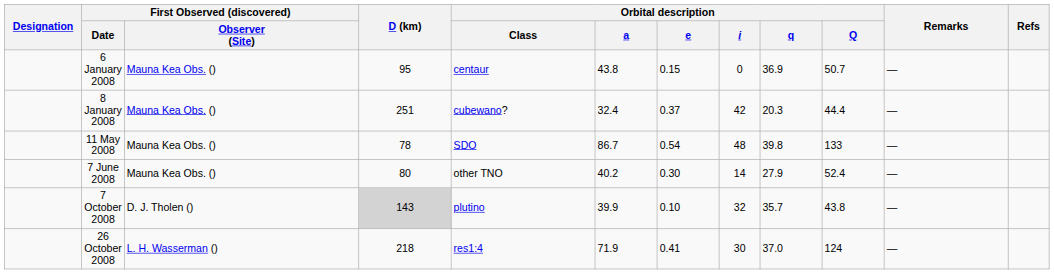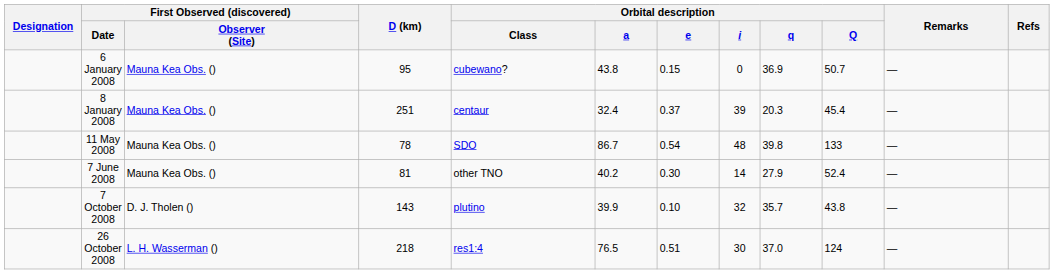(471, 70) centaur -> (481, 70) cubewano?
(481, 110) cubewano? -> (471, 110) centaur
(740, 110) 42 -> (740, 110) 39
(835, 110) 44.4 -> (835, 110) 45.4
(405, 173) 80 -> (405, 173) 81
(405, 208) lightgrey background -> (405, 208) no background
(608, 248) 71.9 -> (608, 248) 76.5
(670, 248) 0.41 -> (670, 248) 0.51
